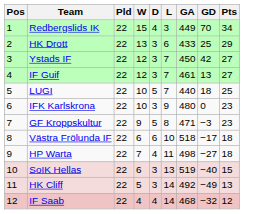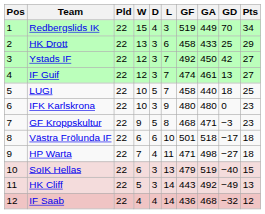+ column: (187, 12)
